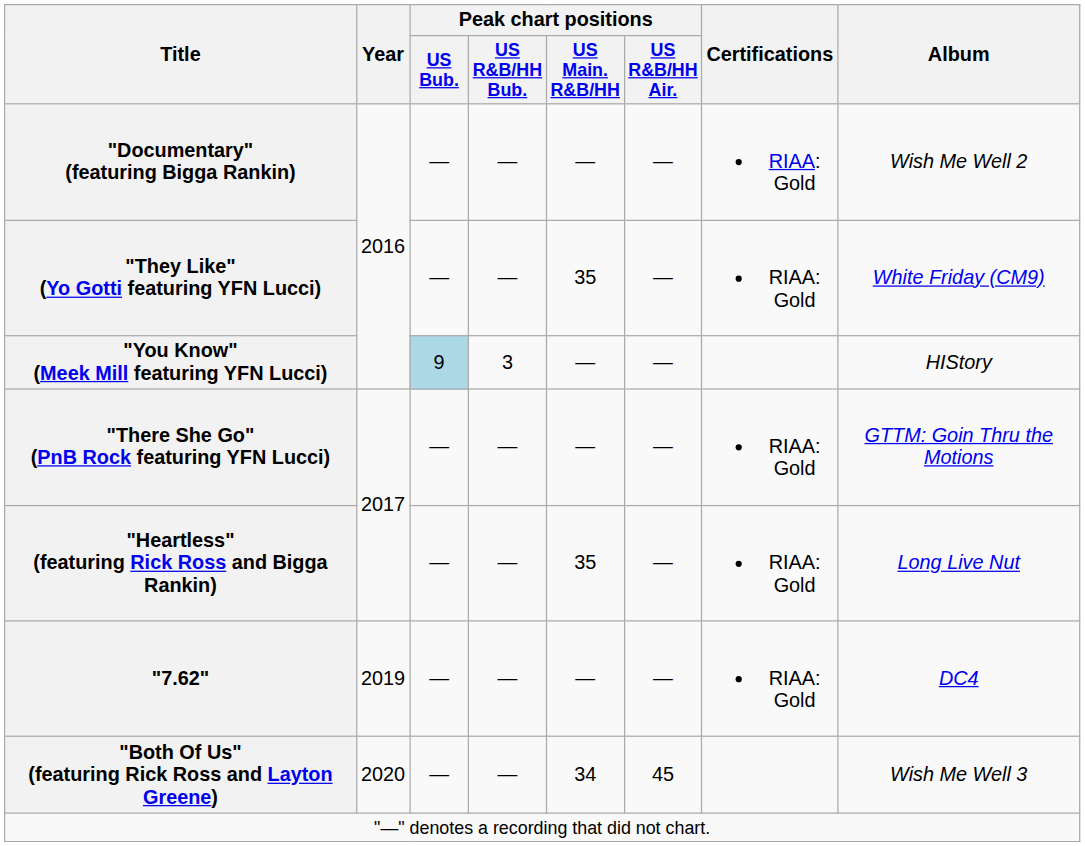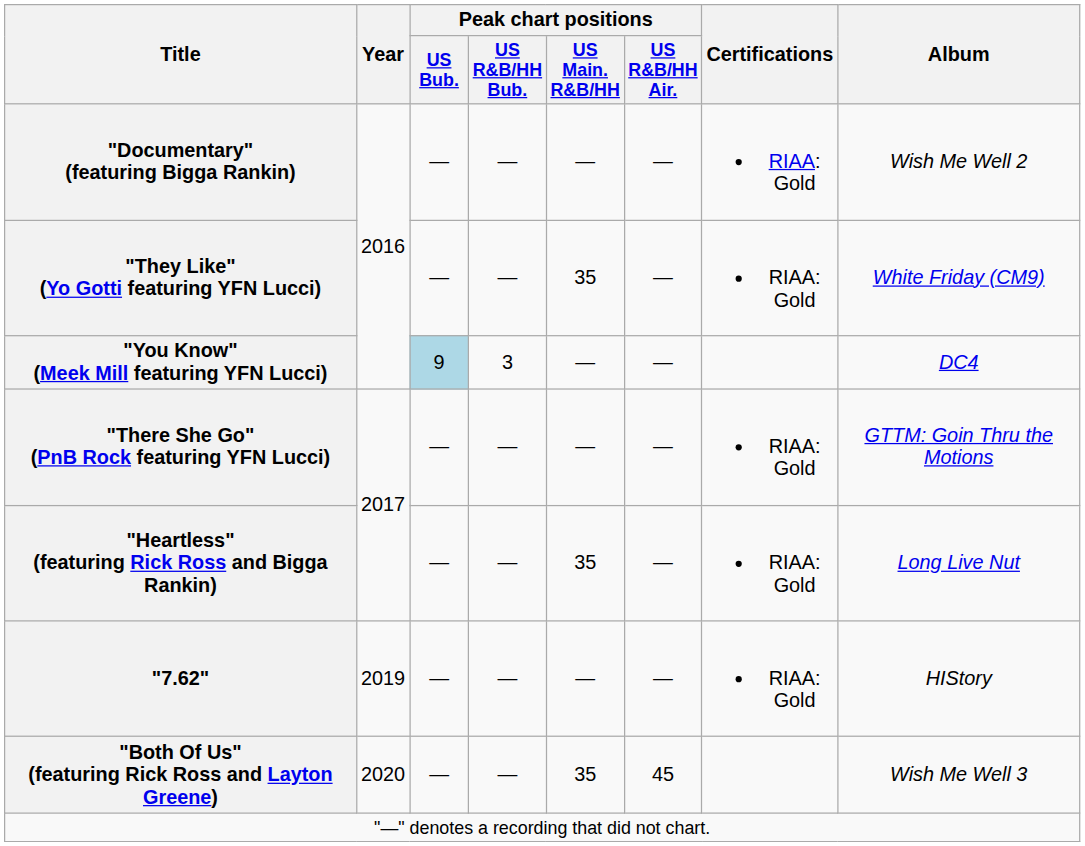(959, 362) HIStory -> (959, 362) DC4
(959, 678) DC4 -> (959, 678) HIStory
(585, 774) 34 -> (585, 774) 35
